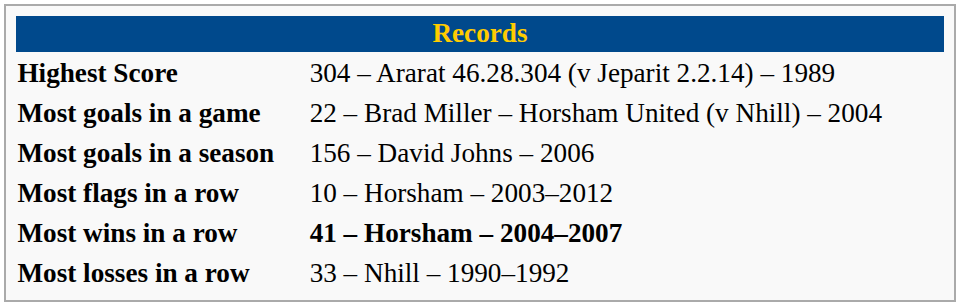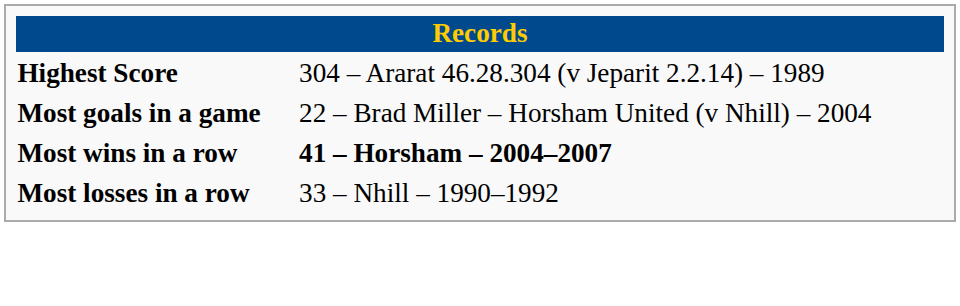- row: (146, 152)
- row: (128, 192)
